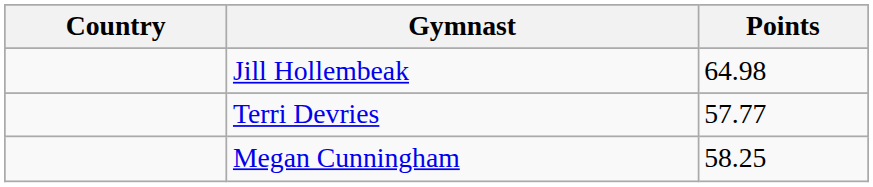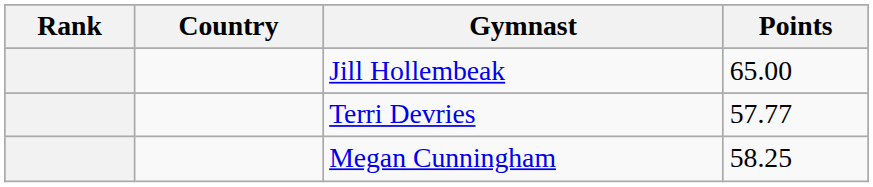+ column: (70, 26)
(735, 70) 64.98 -> (761, 70) 65.00
